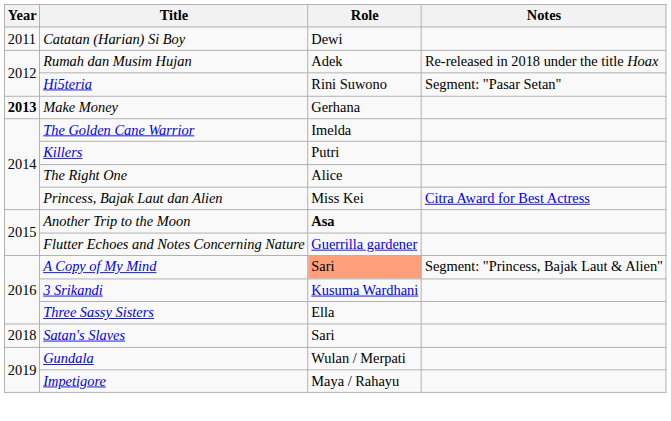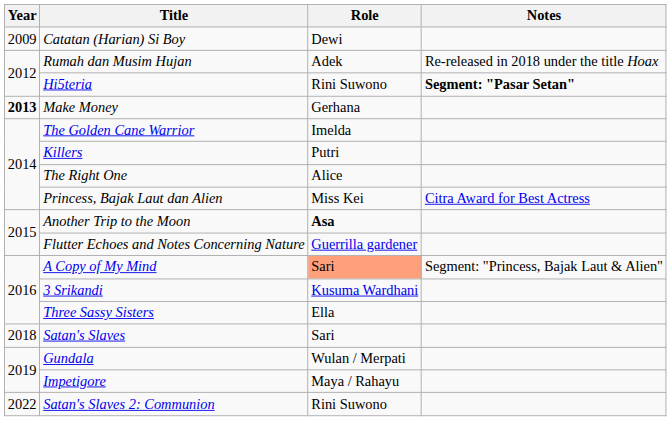(22, 38) 2011 -> (22, 38) 2009
(493, 84) normal -> (500, 84) bold
+ row: (129, 404)
